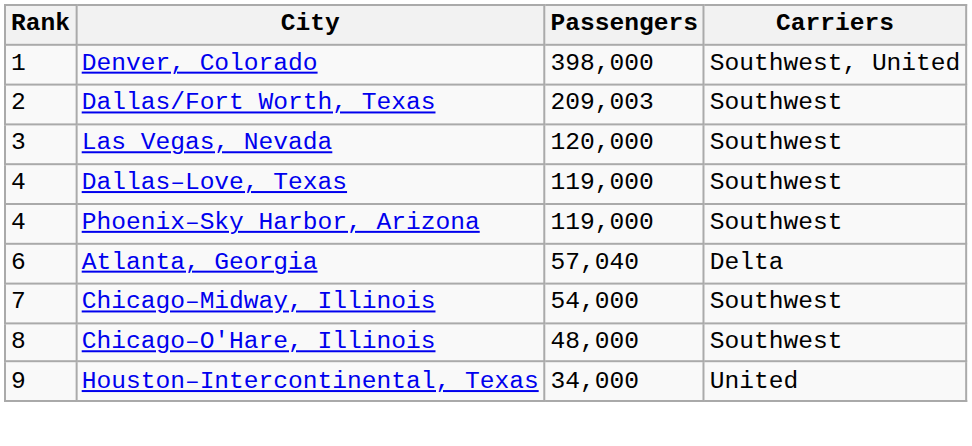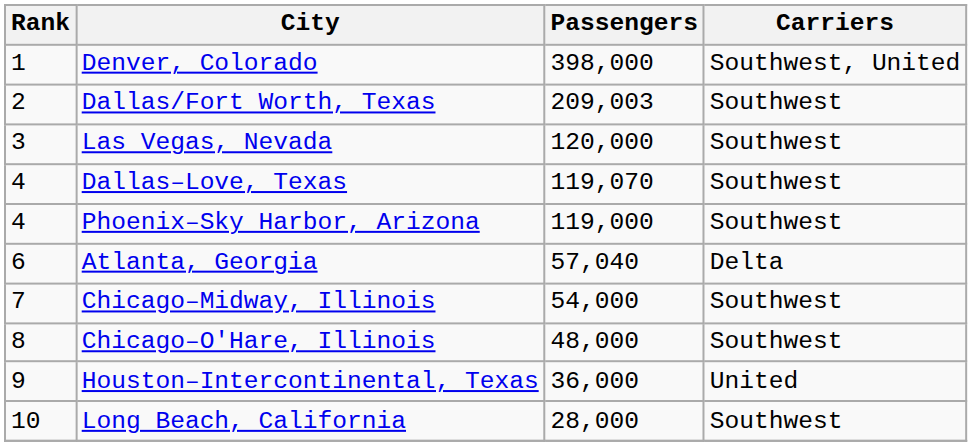(602, 184) 119,000 -> (602, 184) 119,070
(595, 382) 34,000 -> (595, 382) 36,000
+ row: (244, 422)
